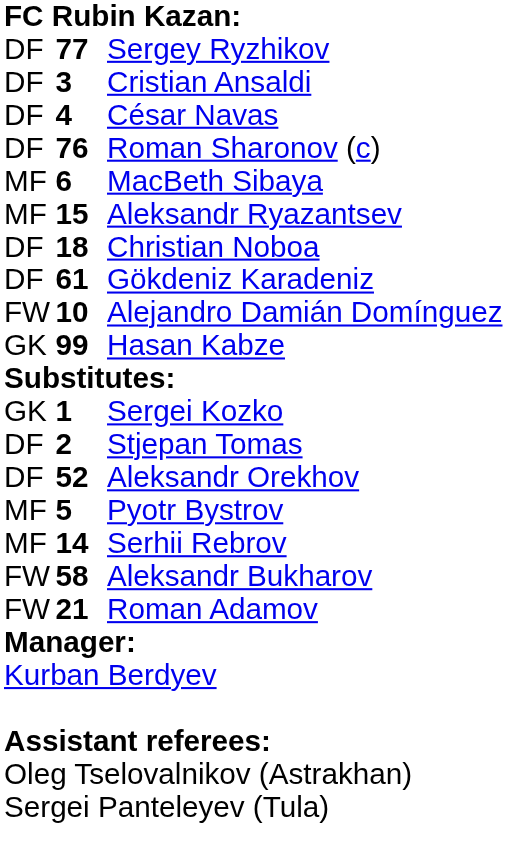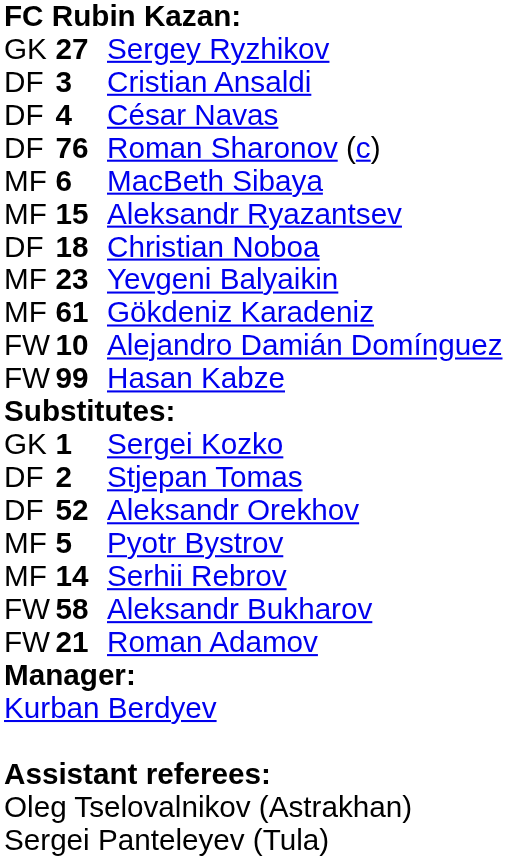(24, 48) DF -> (25, 48) GK
(72, 48) 77 -> (72, 48) 27
+ row: (223, 279)
(24, 279) DF -> (25, 312) MF
(25, 345) GK -> (27, 378) FW
